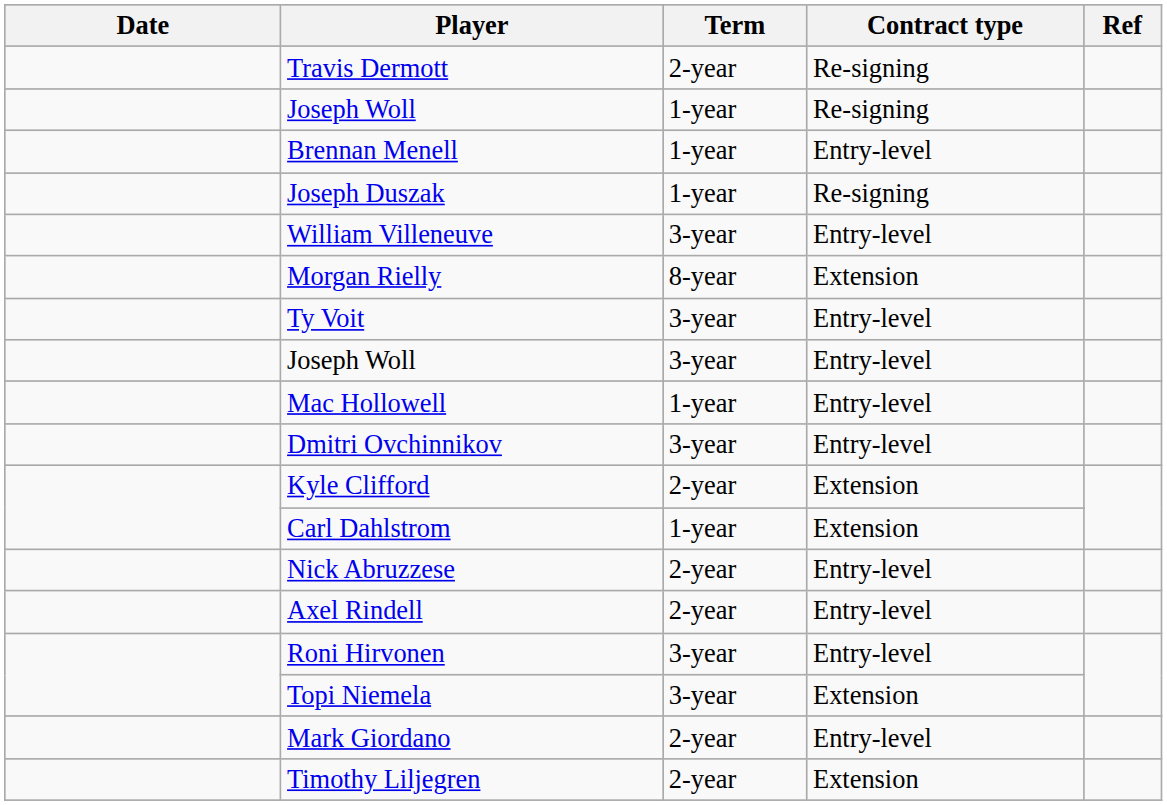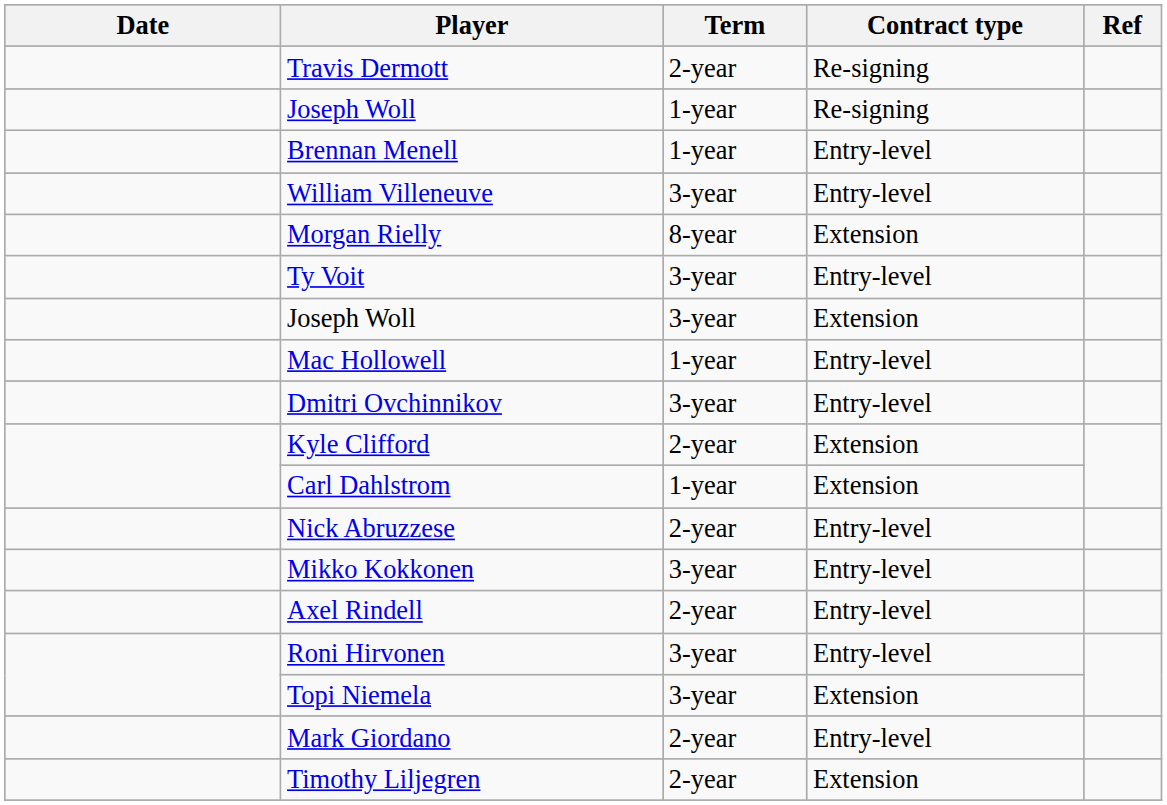- row: (366, 192)
(872, 360) Entry-level -> (866, 318) Extension
+ row: (381, 569)
